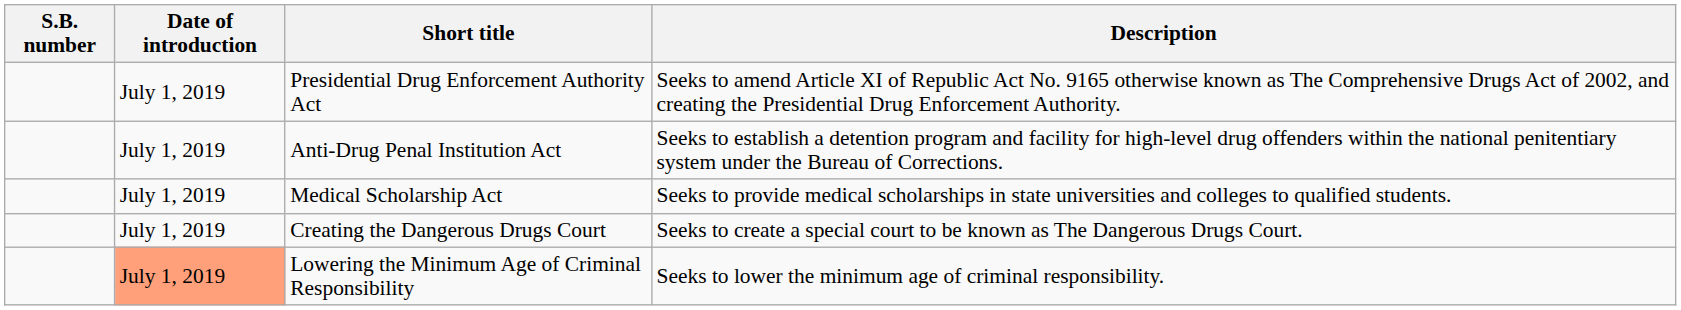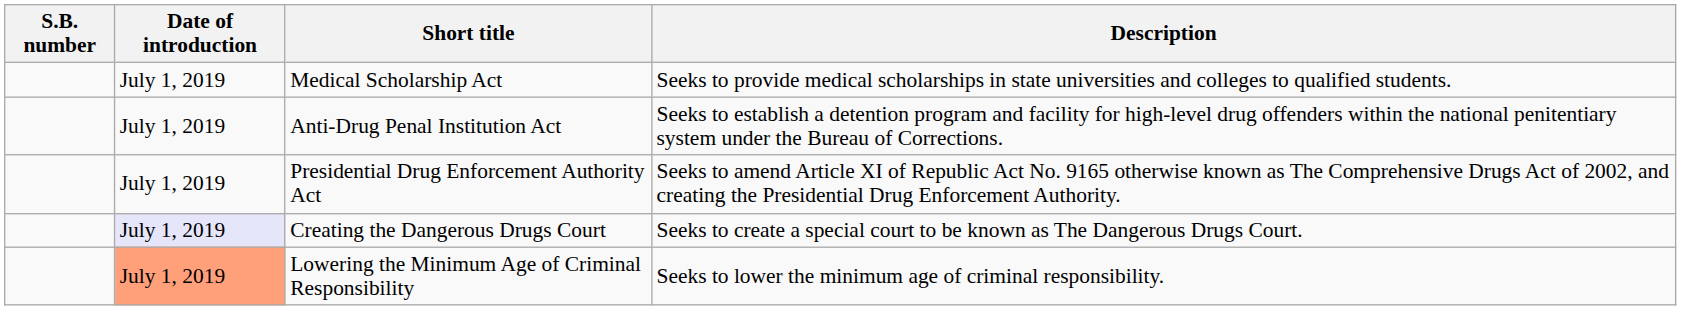rows swapped: (396, 195) <-> (467, 91)
(172, 229) no background -> (172, 229) lavender background
